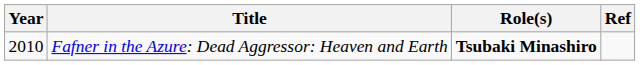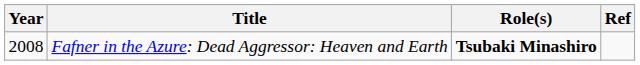(26, 45) 2010 -> (26, 45) 2008
